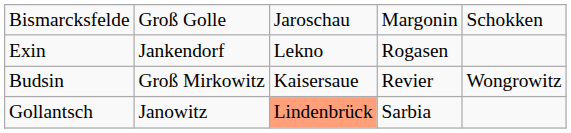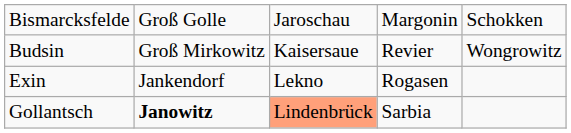rows swapped: (36, 81) <-> (27, 50)
(173, 111) normal -> (176, 111) bold
